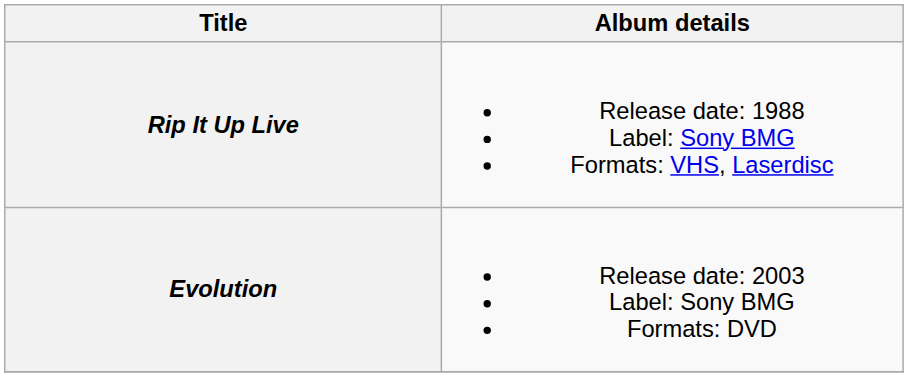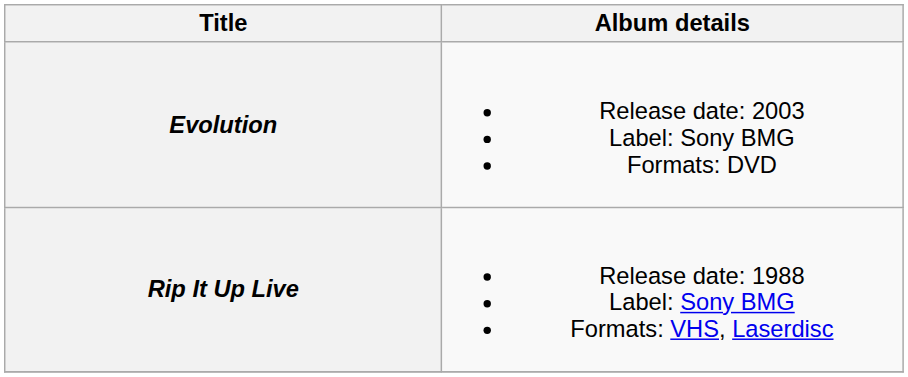rows swapped: (223, 124) <-> (223, 289)
